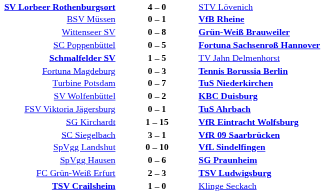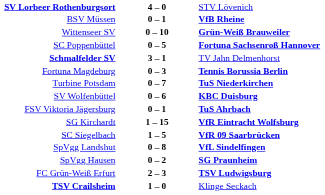(157, 32) 0 – 8 -> (157, 32) 0 – 10
(157, 58) 1 – 5 -> (157, 58) 3 – 1
(157, 96) 0 – 2 -> (157, 96) 0 – 6
(157, 134) 3 – 1 -> (157, 134) 1 – 5
(157, 147) 0 – 10 -> (157, 147) 0 – 8
(157, 160) 0 – 6 -> (157, 160) 0 – 2
